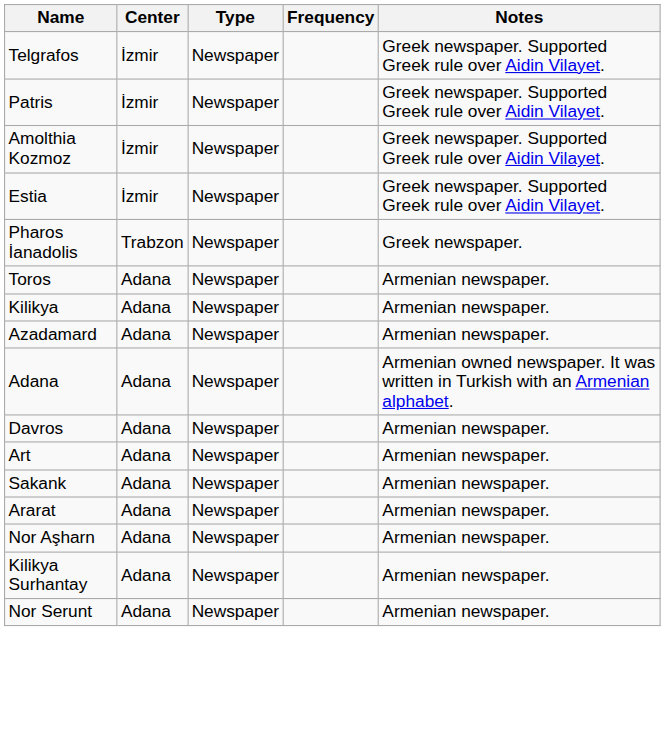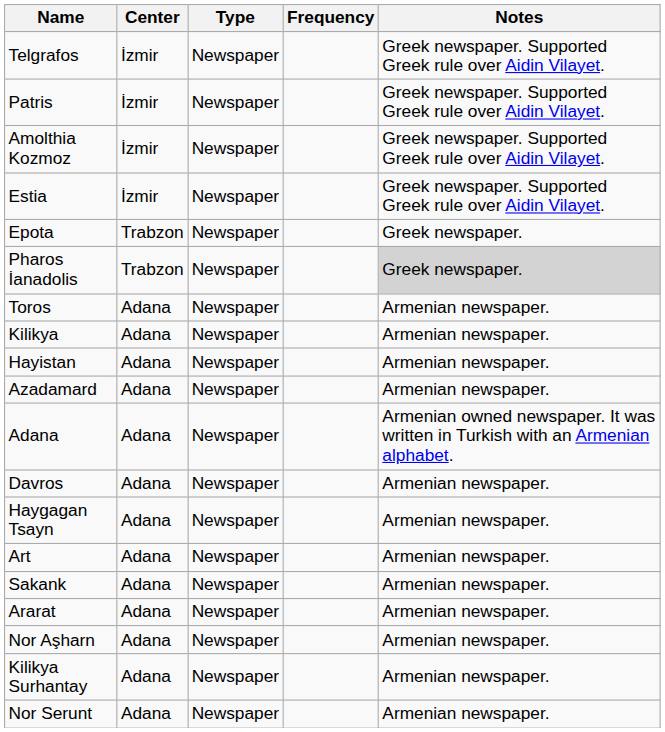+ row: (31, 232)
(452, 242) no background -> (452, 270) lightgrey background
+ row: (42, 362)
+ row: (48, 520)
